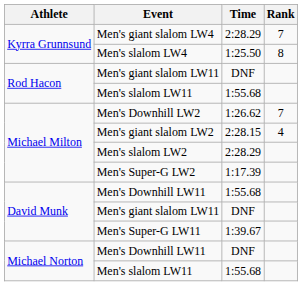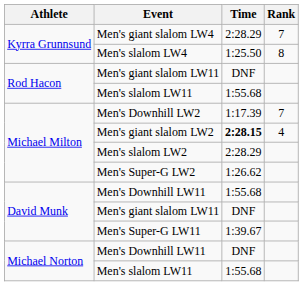(243, 113) 1:26.62 -> (243, 113) 1:17.39
(243, 133) normal -> (243, 133) bold
(243, 172) 1:17.39 -> (243, 172) 1:26.62
